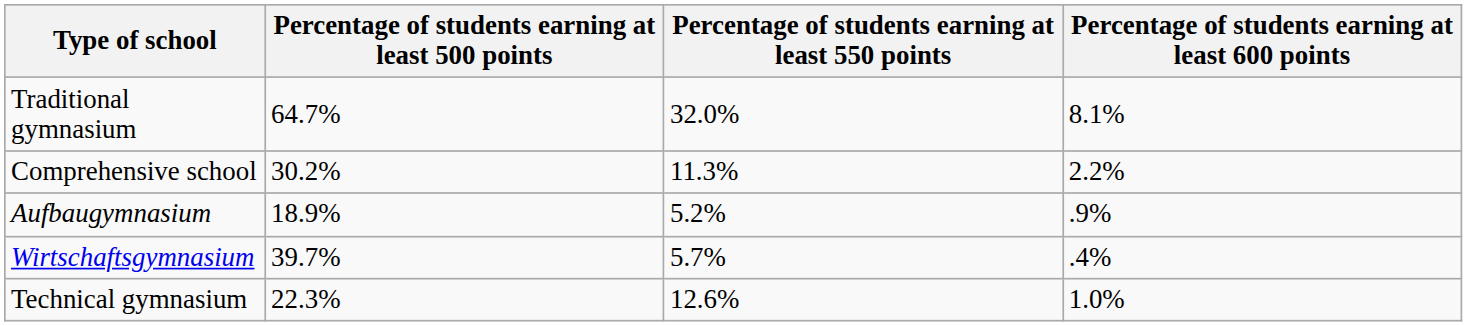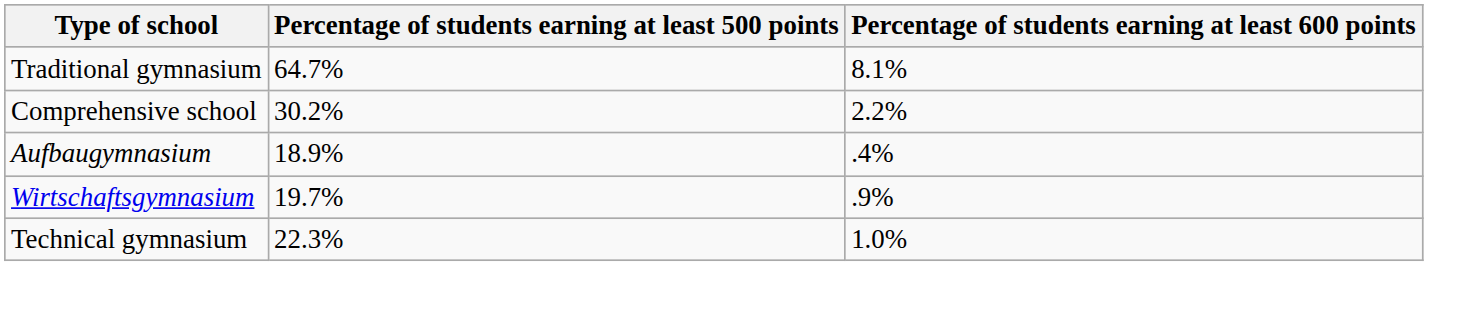- column: (863, 40)
(1090, 214) .9% -> (872, 153) .4%
(306, 256) 39.7% -> (309, 196) 19.7%
(1090, 256) .4% -> (872, 196) .9%
